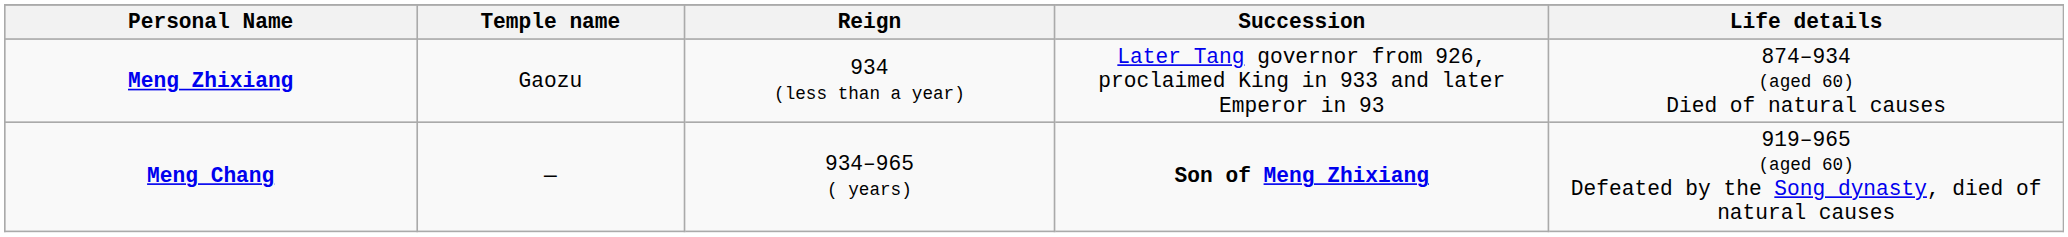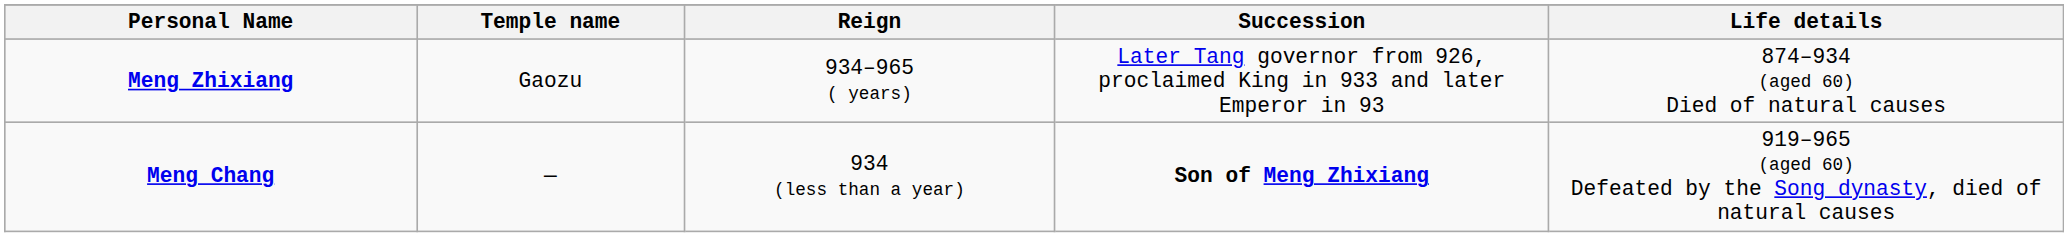(869, 80) 934 (less than a year) -> (869, 80) 934–965 ( years)
(869, 176) 934–965 ( years) -> (869, 176) 934 (less than a year)
